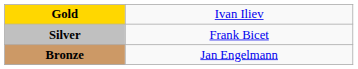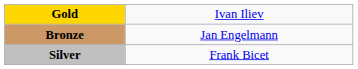rows swapped: (65, 34) <-> (65, 54)
